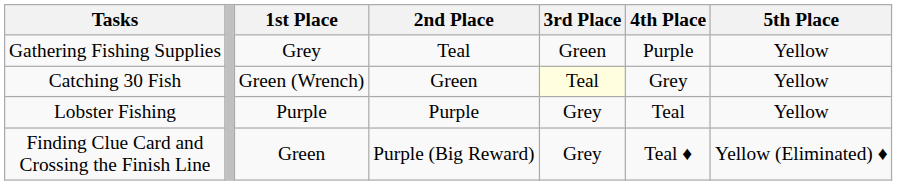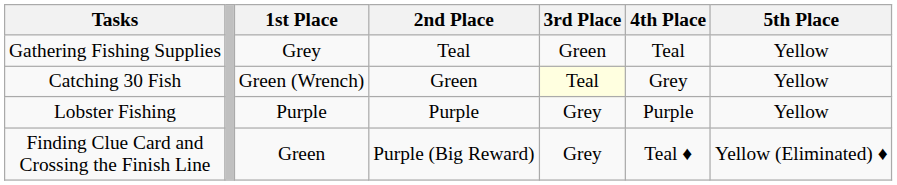(668, 50) Purple -> (668, 50) Teal
(668, 111) Teal -> (668, 111) Purple
